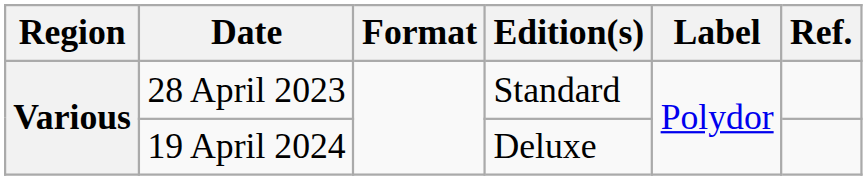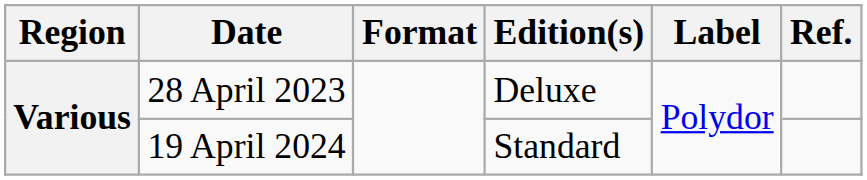(557, 89) Standard -> (545, 89) Deluxe
(545, 145) Deluxe -> (557, 145) Standard
